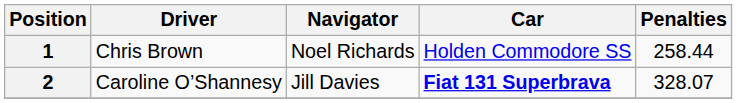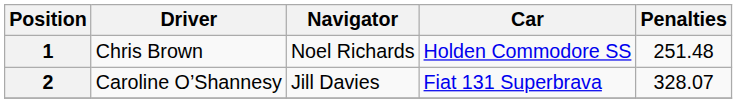(684, 51) 258.44 -> (684, 51) 251.48
(517, 82) bold -> (513, 82) normal
